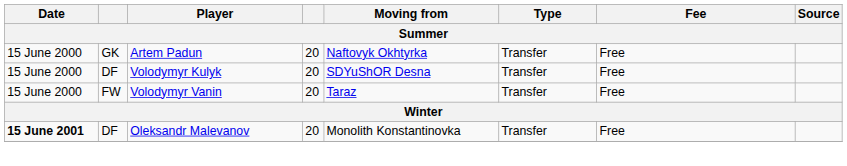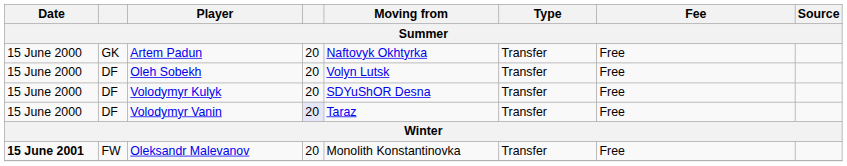+ row: (166, 72)
(111, 92) FW -> (110, 111) DF
(312, 92) no background -> (312, 111) lavender background
(110, 131) DF -> (111, 151) FW
